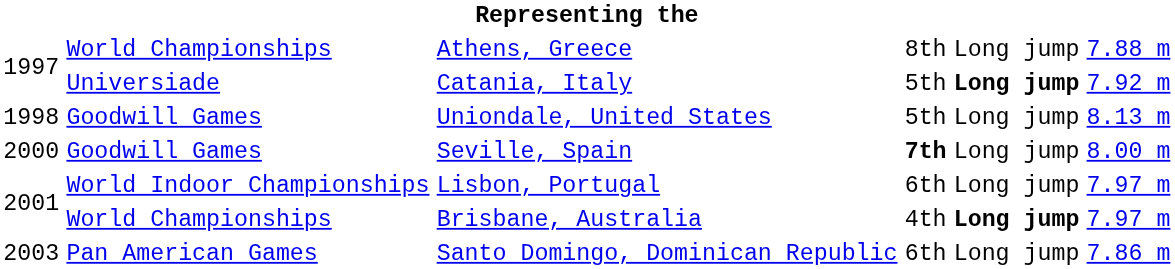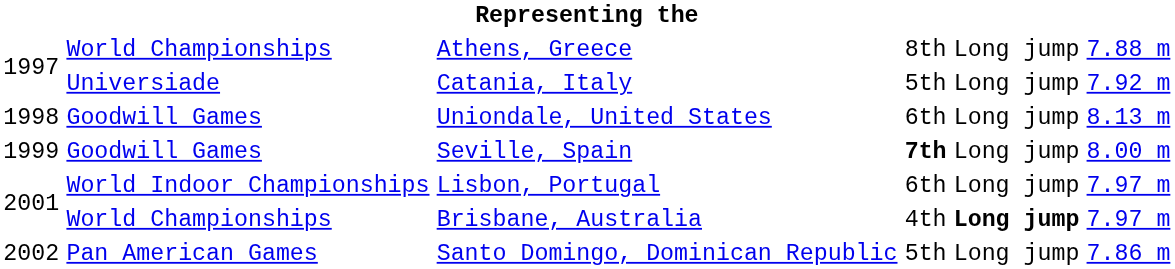(1017, 84) bold -> (1017, 84) normal
(926, 118) 5th -> (926, 118) 6th
(31, 152) 2000 -> (31, 152) 1999
(31, 254) 2003 -> (31, 254) 2002
(926, 254) 6th -> (926, 254) 5th
